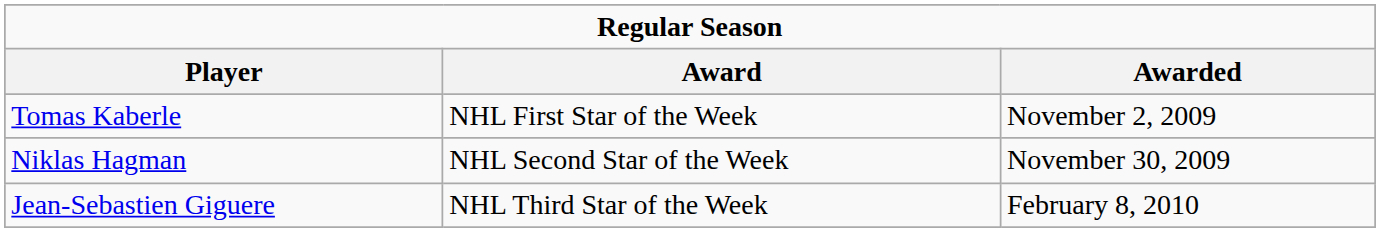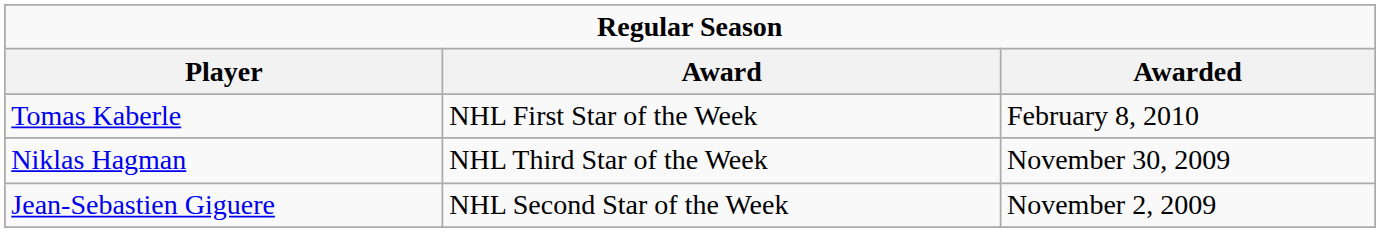(1112, 115) November 2, 2009 -> (1103, 115) February 8, 2010
(619, 159) NHL Second Star of the Week -> (608, 159) NHL Third Star of the Week
(608, 204) NHL Third Star of the Week -> (619, 204) NHL Second Star of the Week
(1103, 204) February 8, 2010 -> (1112, 204) November 2, 2009
